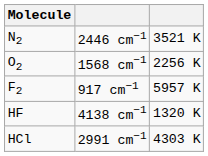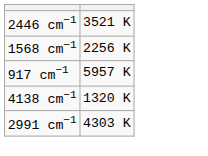- column: (40, 15)
